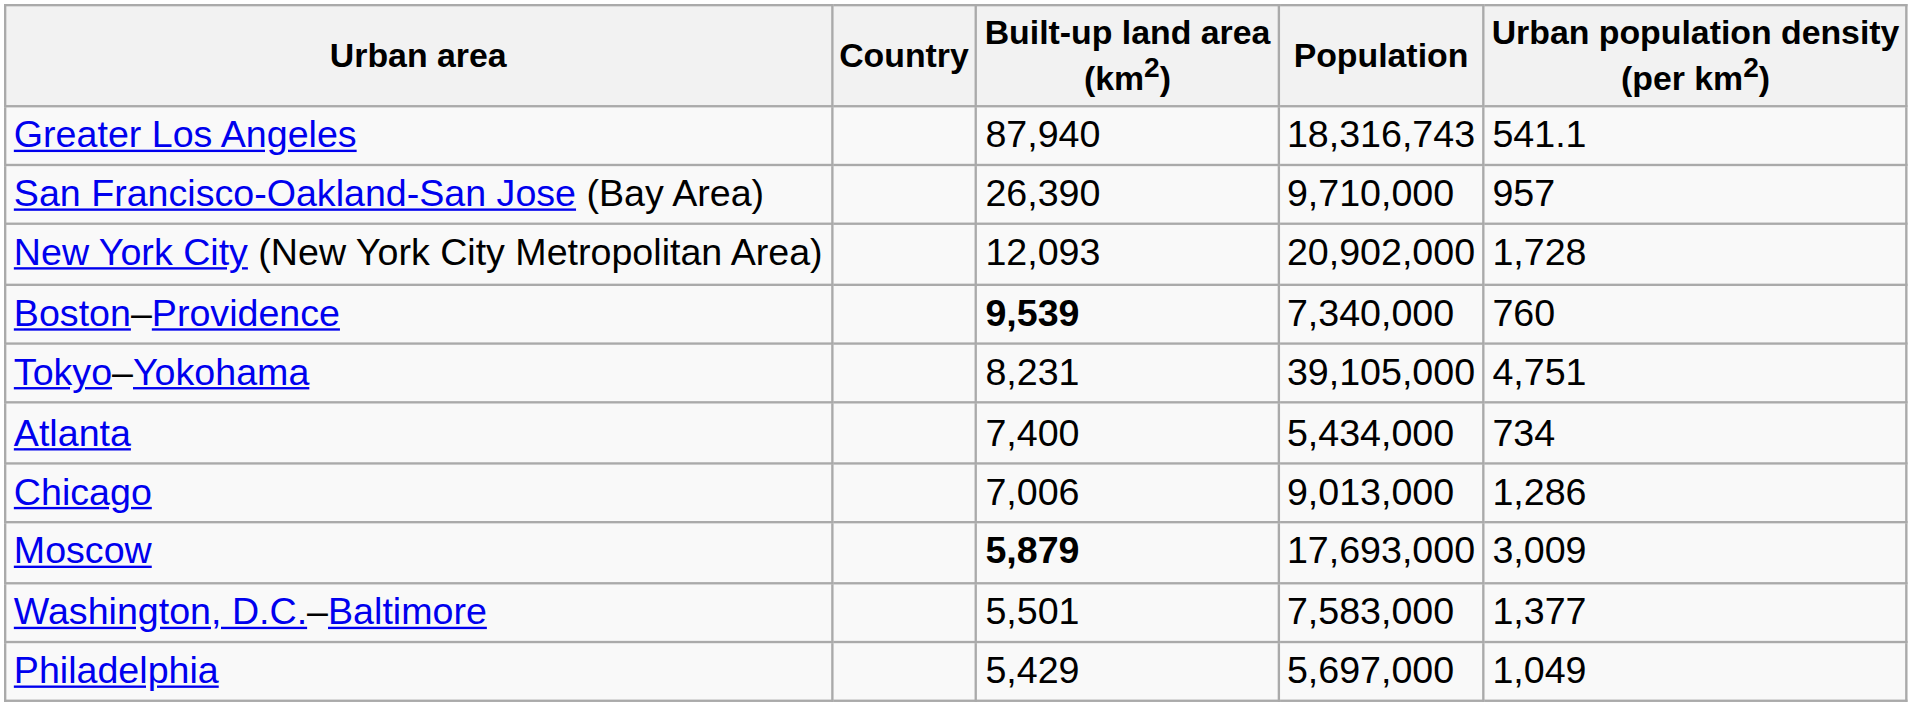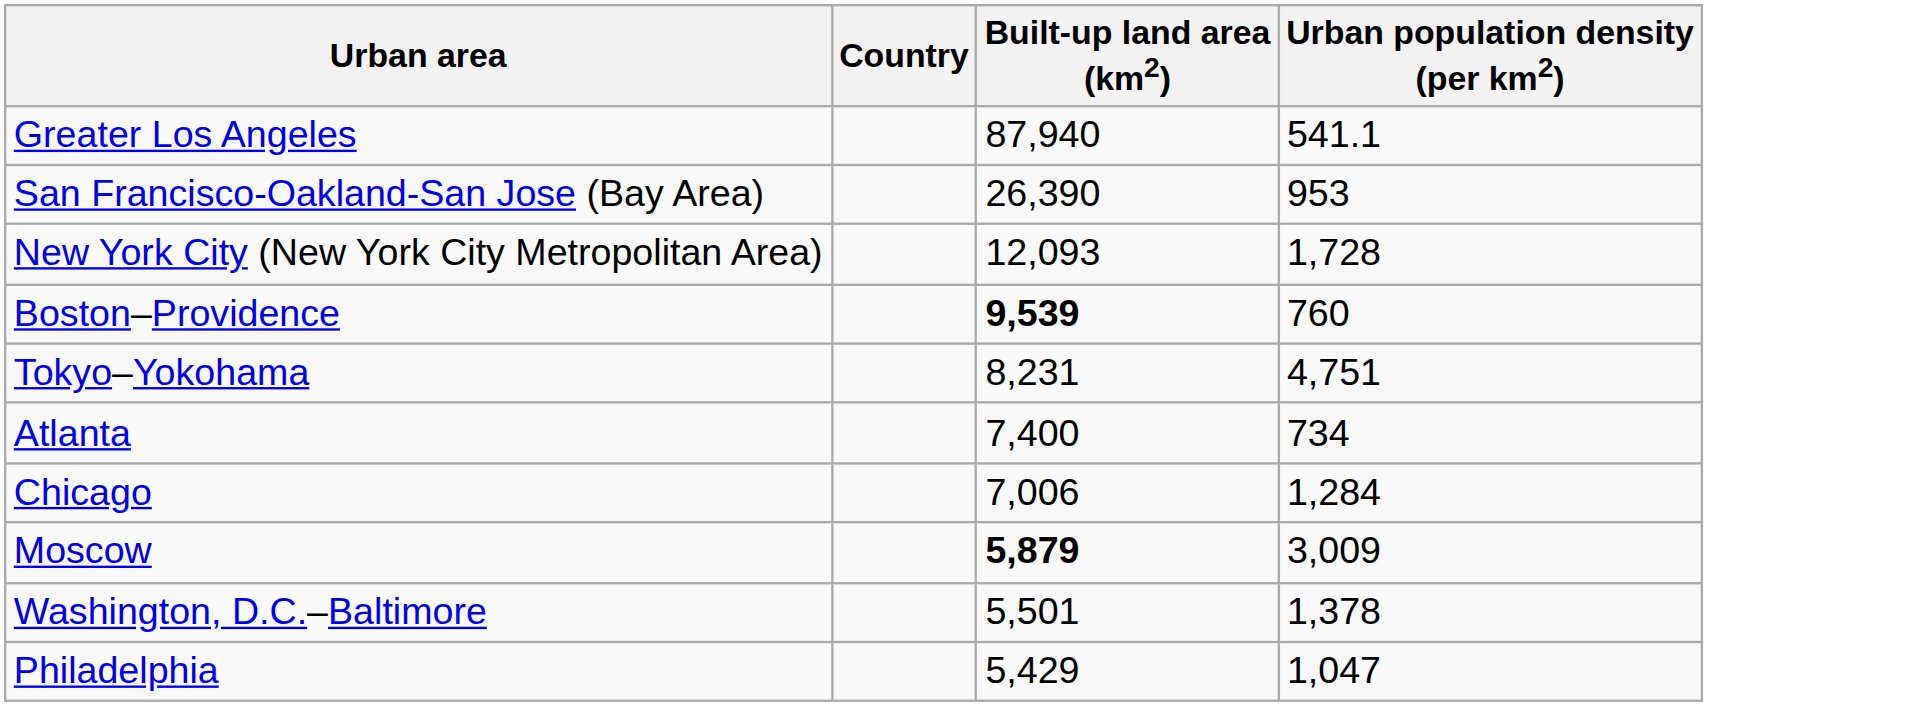- column: (1381, 55)
(1524, 193) 957 -> (1318, 193) 953
(1539, 492) 1,286 -> (1334, 492) 1,284
(1539, 611) 1,377 -> (1334, 611) 1,378
(1539, 670) 1,049 -> (1334, 670) 1,047
